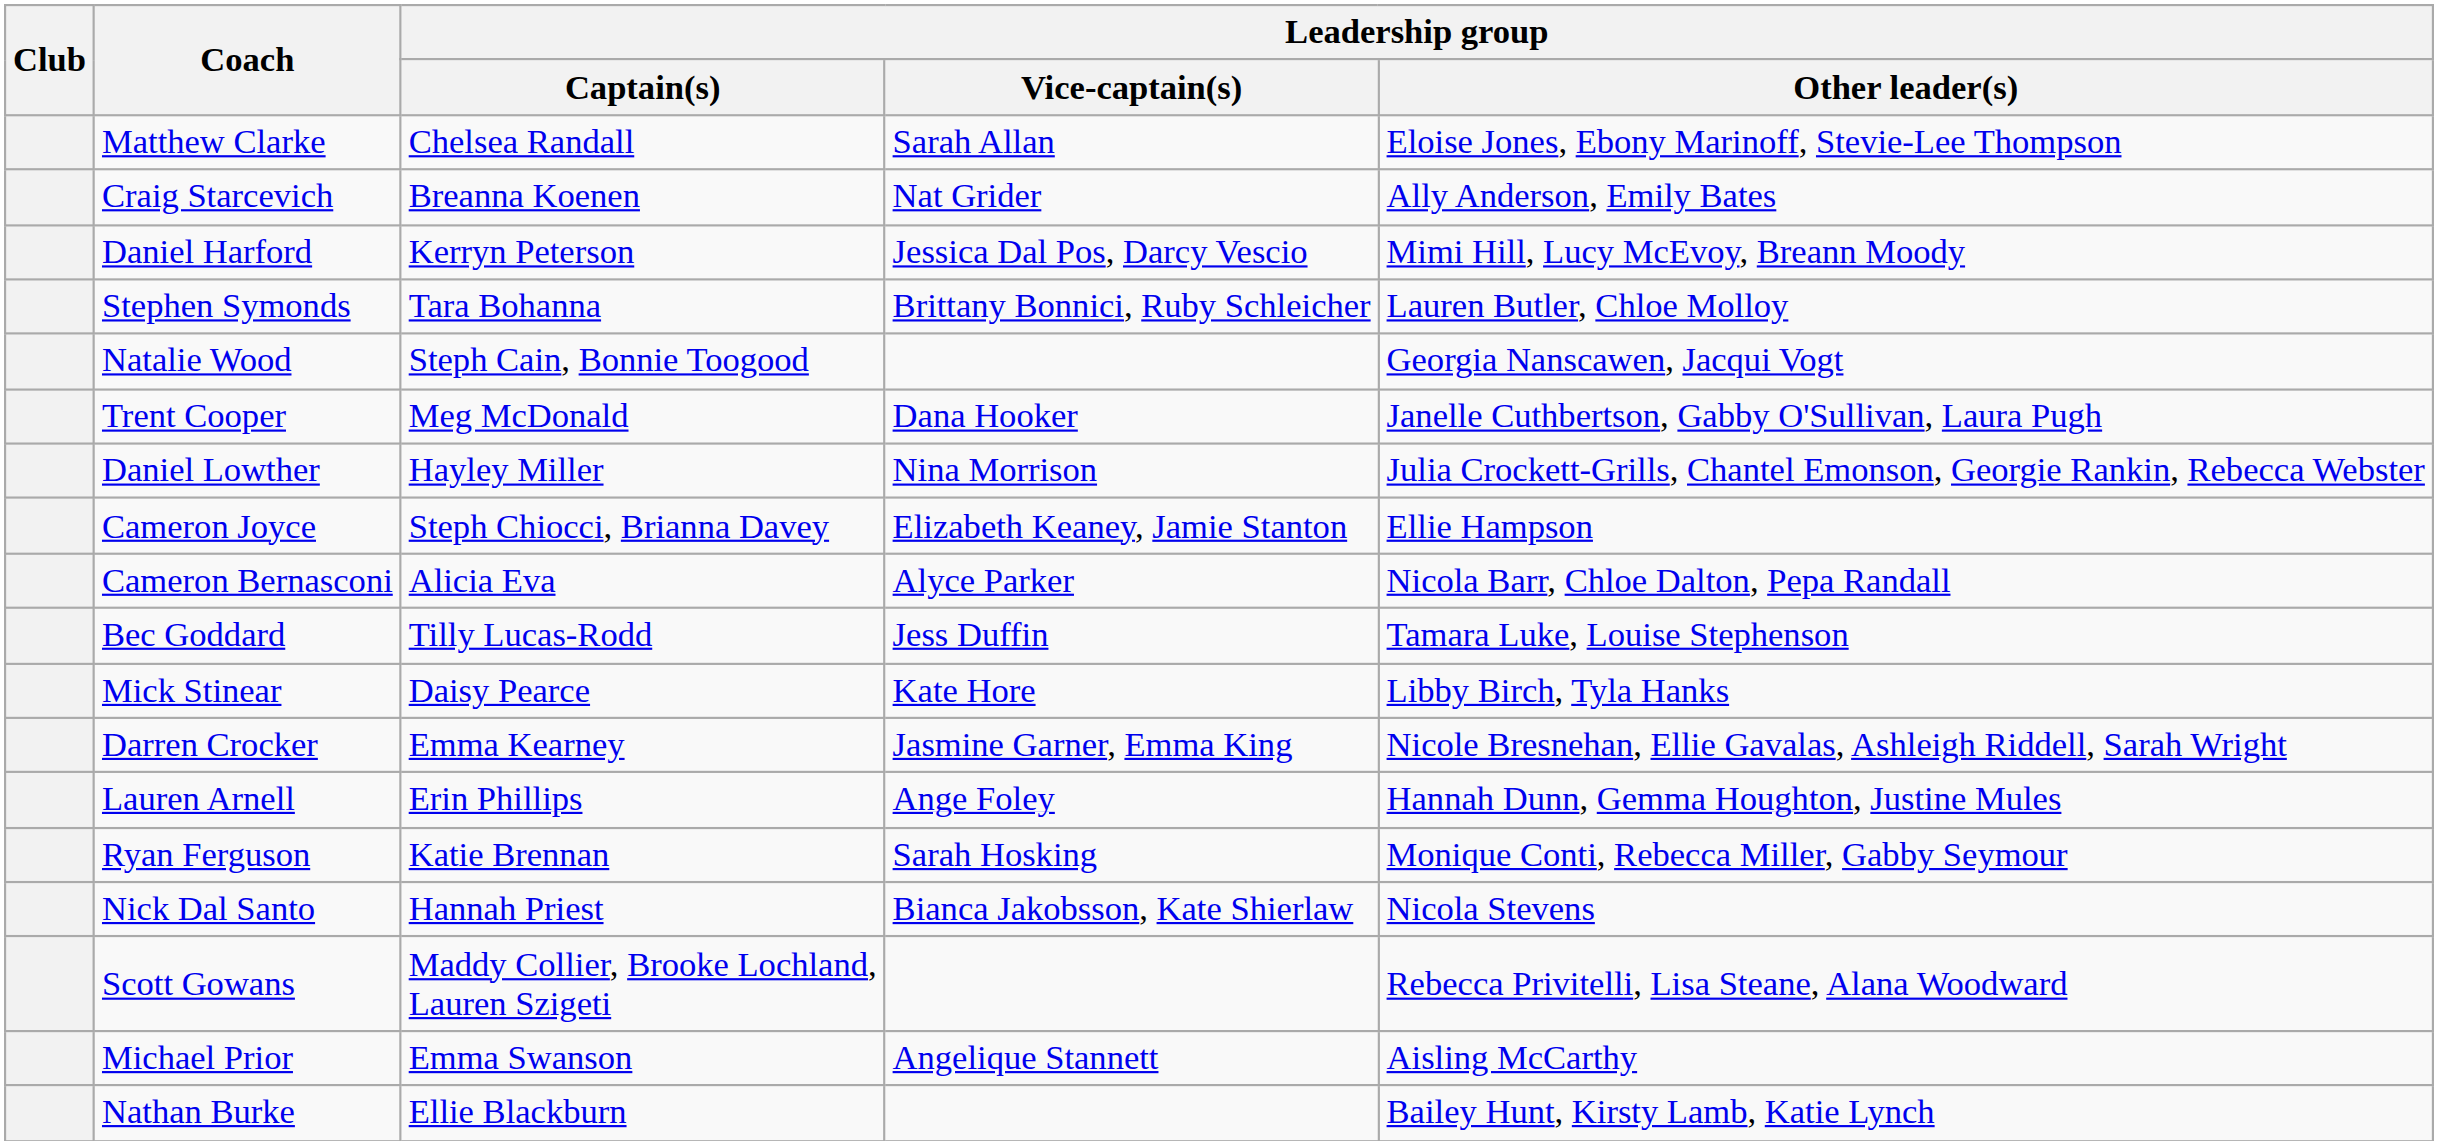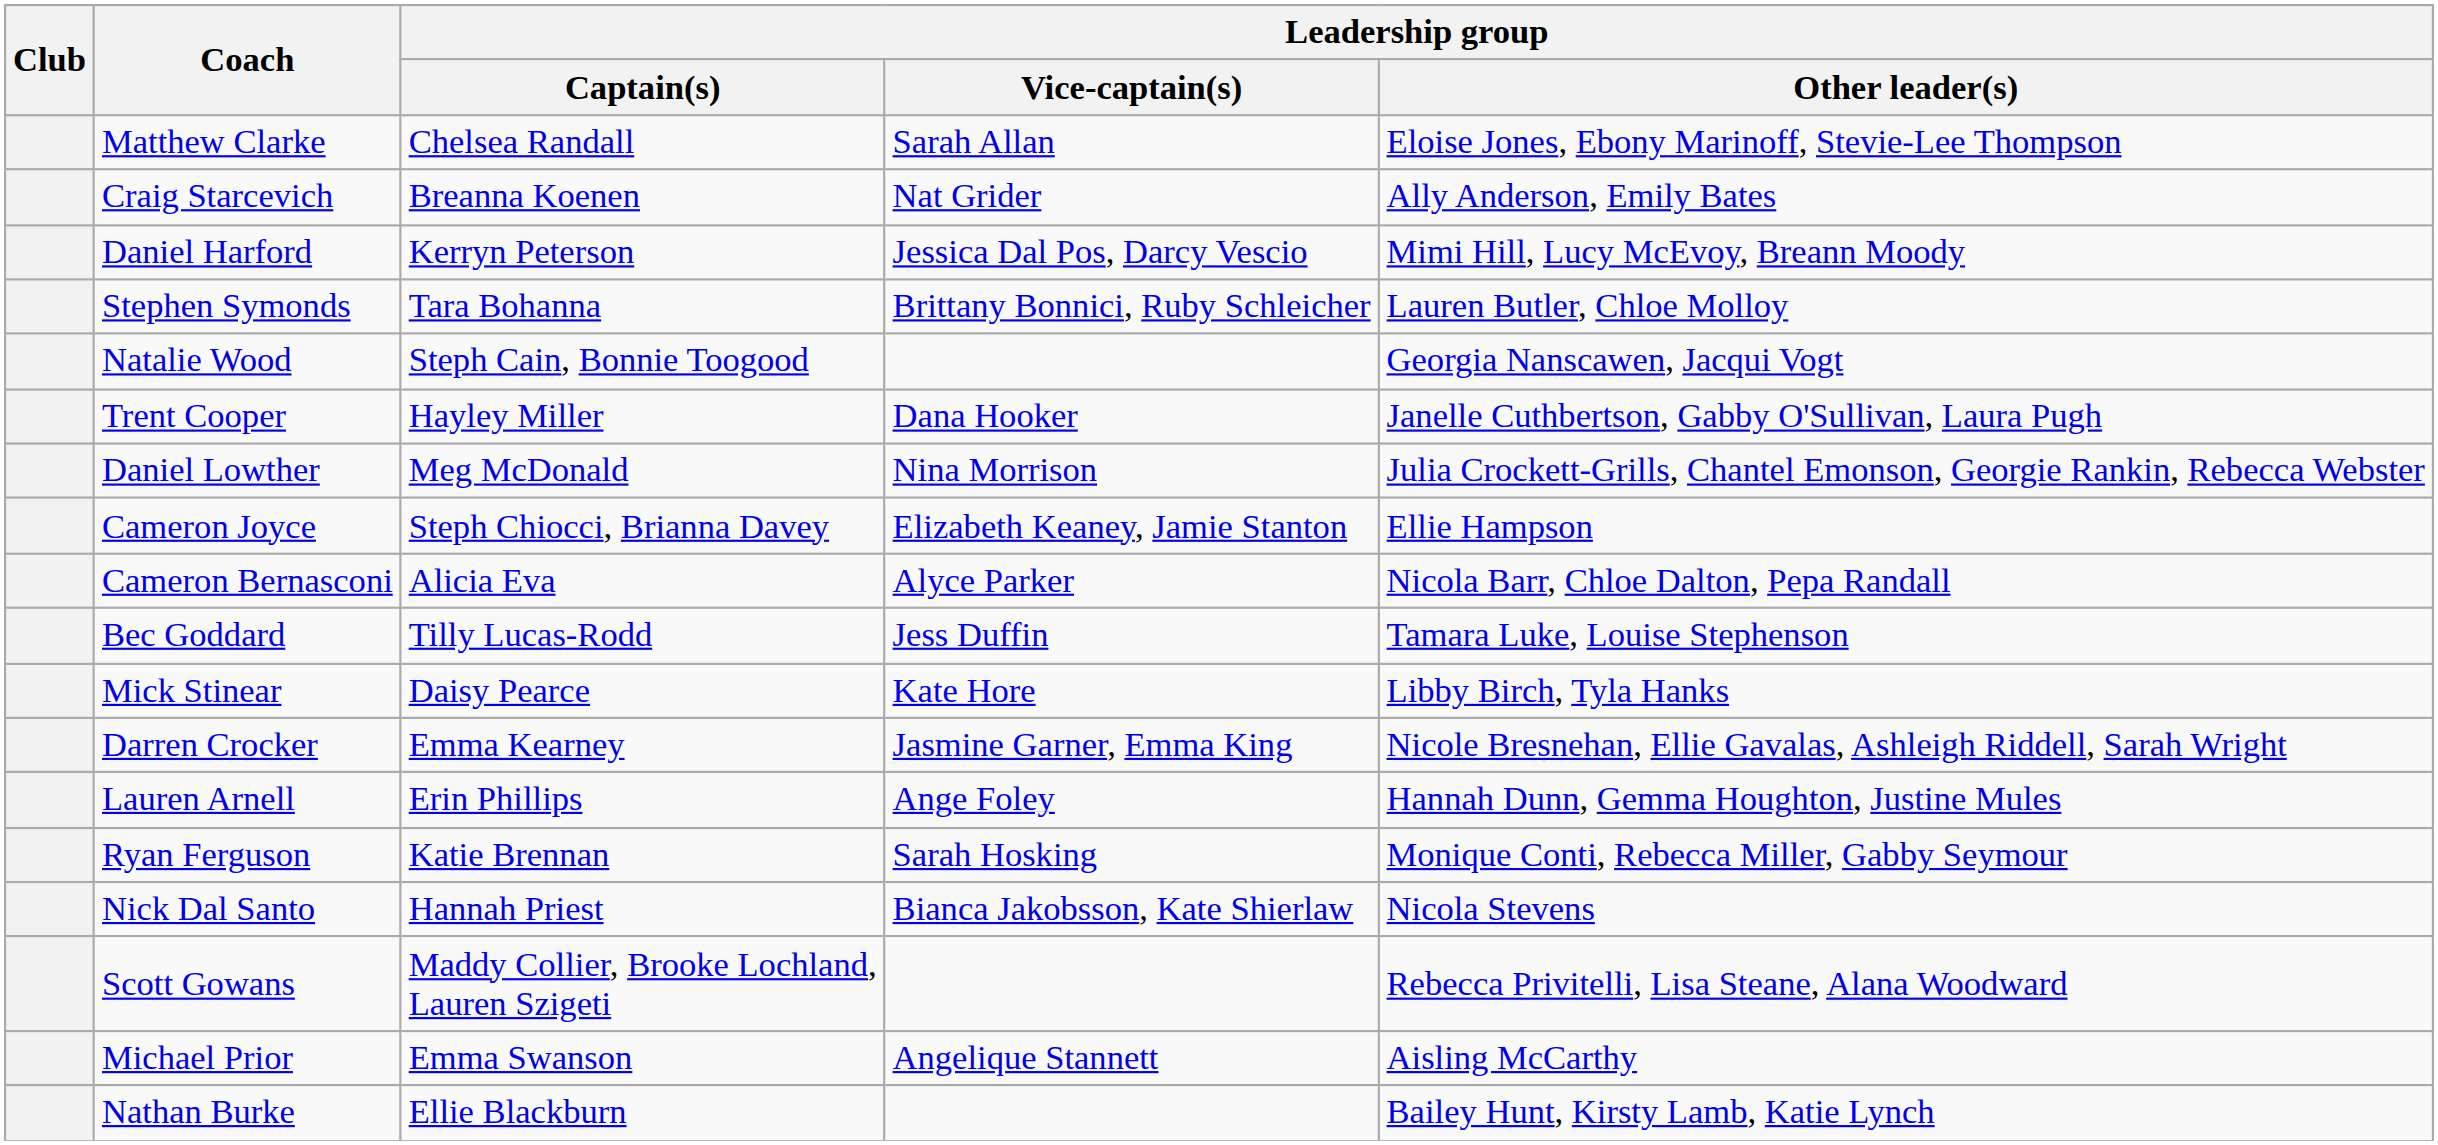(519, 415) Meg McDonald -> (506, 415) Hayley Miller
(506, 470) Hayley Miller -> (519, 470) Meg McDonald
